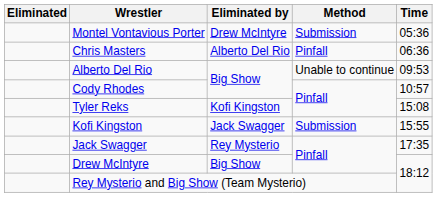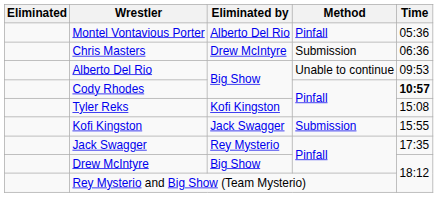(248, 32) Drew McIntyre -> (250, 32) Alberto Del Rio
(326, 32) Submission -> (311, 32) Pinfall
(250, 51) Alberto Del Rio -> (248, 51) Drew McIntyre
(311, 51) Pinfall -> (326, 51) Submission
(414, 88) normal -> (415, 88) bold
